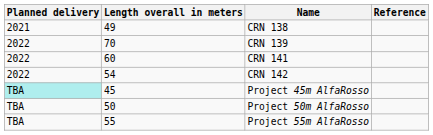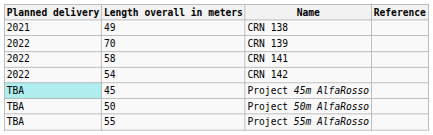(110, 59) 60 -> (110, 59) 58
